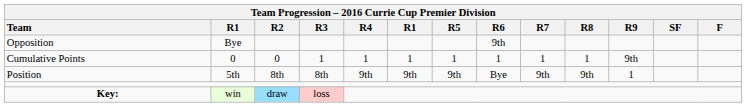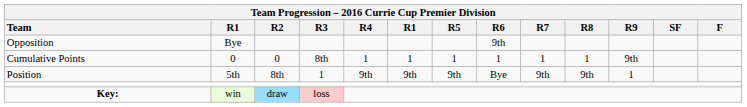(321, 59) 1 -> (321, 59) 8th
(321, 74) 8th -> (321, 74) 1
